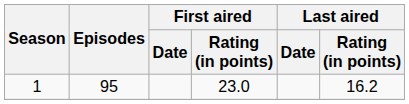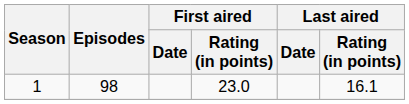(109, 86) 95 -> (109, 86) 98
(362, 86) 16.2 -> (362, 86) 16.1
